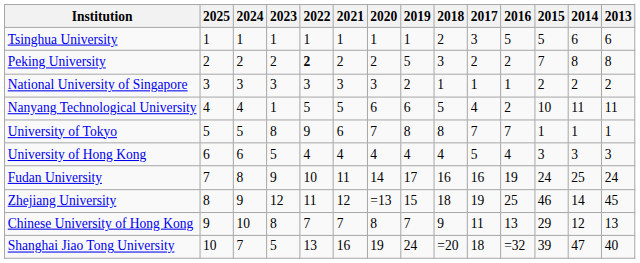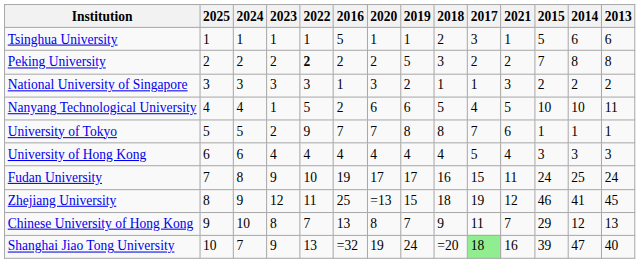columns swapped: (350, 16) <-> (518, 16)
(578, 108) 11 -> (578, 108) 10
(273, 131) 8 -> (273, 131) 2
(273, 154) 5 -> (273, 154) 4
(377, 177) 14 -> (377, 177) 17
(478, 177) 16 -> (478, 177) 15
(578, 200) 14 -> (578, 200) 41
(273, 246) 5 -> (273, 246) 9
(478, 246) no background -> (478, 246) lightgreen background
